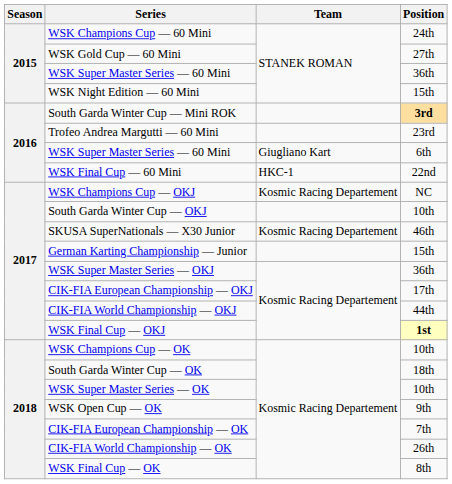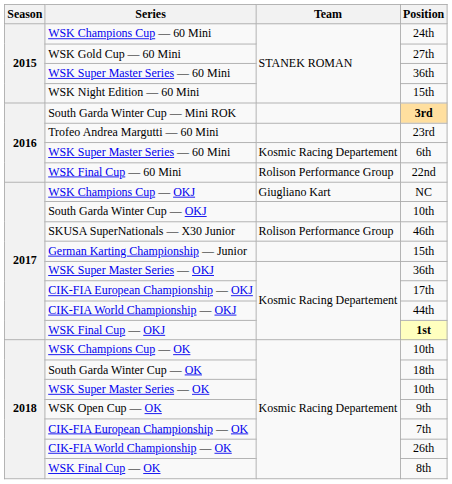(295, 152) Giugliano Kart -> (328, 152) Kosmic Racing Departement
(276, 171) HKC-1 -> (326, 171) Rolison Performance Group
(328, 191) Kosmic Racing Departement -> (295, 191) Giugliano Kart
(328, 231) Kosmic Racing Departement -> (326, 231) Rolison Performance Group
